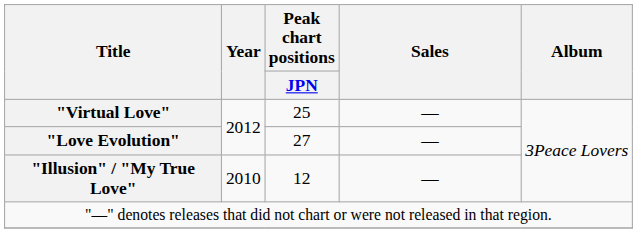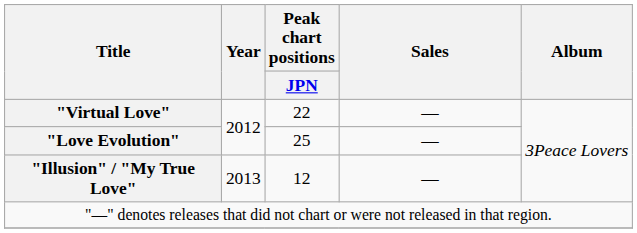(302, 112) 25 -> (302, 112) 22
(302, 140) 27 -> (302, 140) 25
(243, 178) 2010 -> (243, 178) 2013
